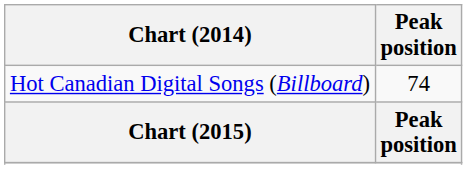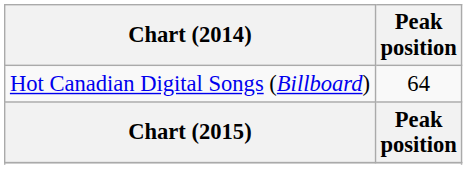(419, 83) 74 -> (419, 83) 64
